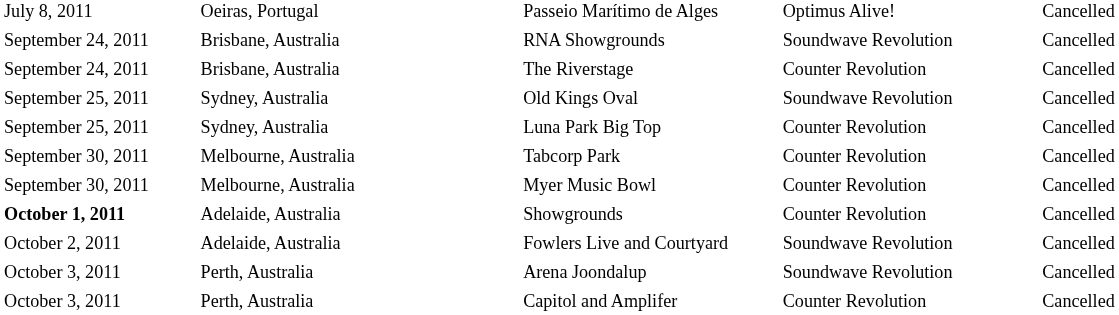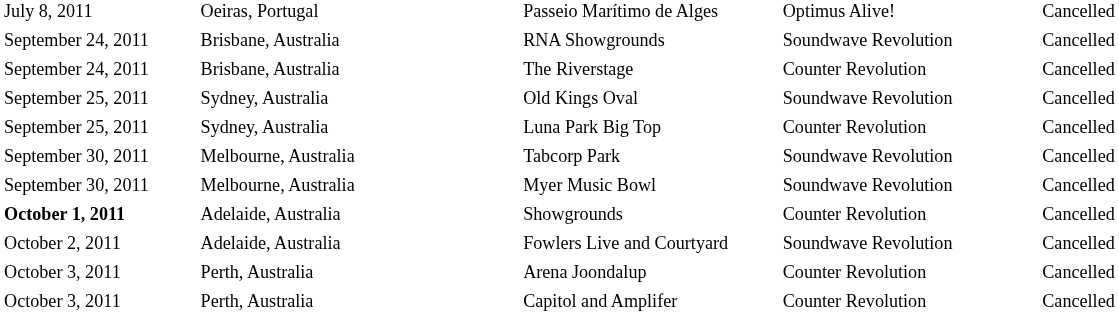(854, 156) Counter Revolution -> (868, 156) Soundwave Revolution
(854, 185) Counter Revolution -> (868, 185) Soundwave Revolution
(868, 271) Soundwave Revolution -> (854, 271) Counter Revolution
